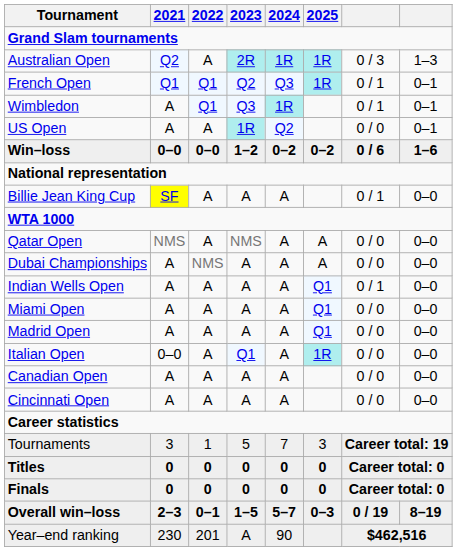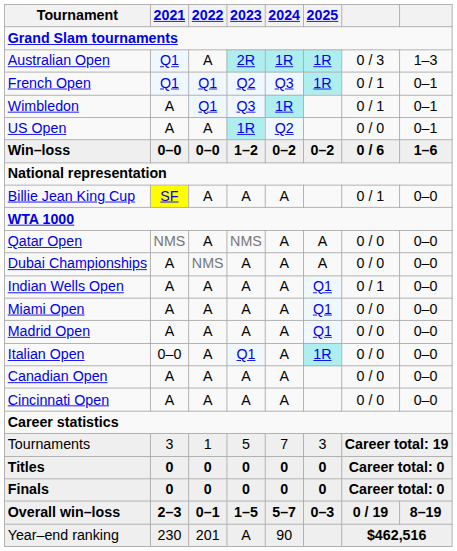(169, 60) Q2 -> (169, 60) Q1
